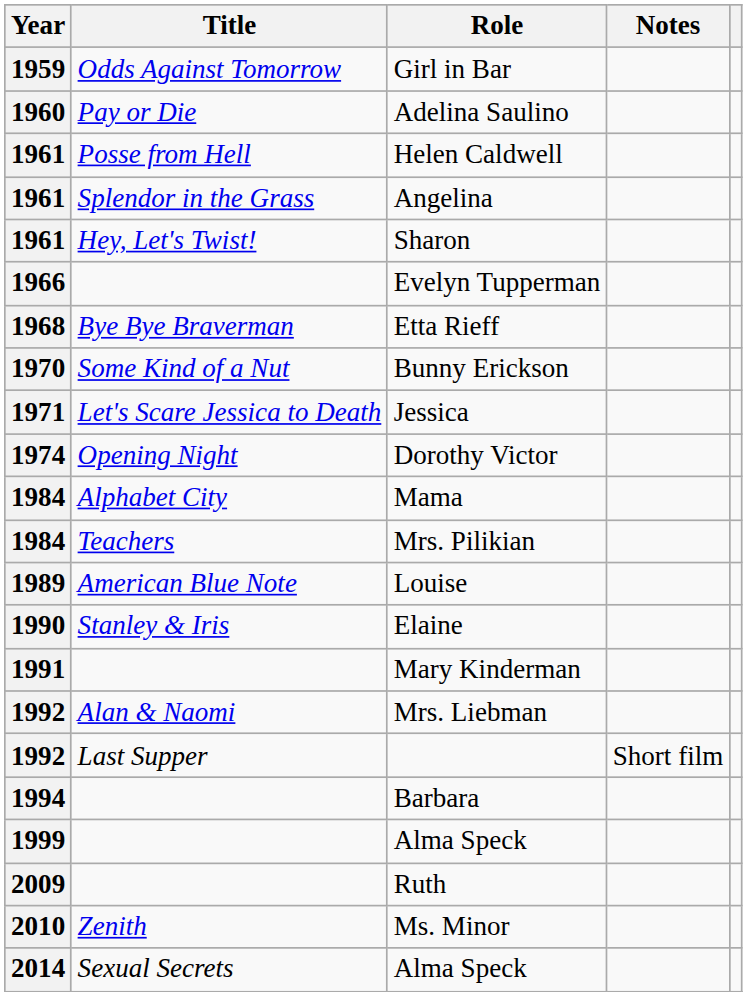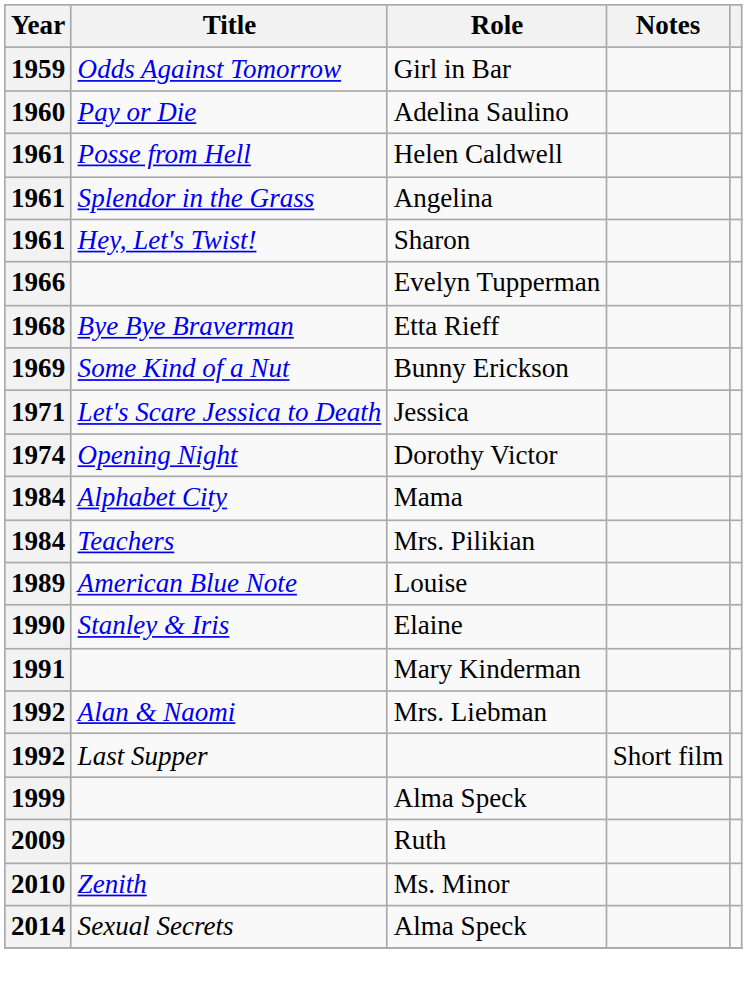(38, 369) 1970 -> (38, 369) 1969
- row: (229, 798)
